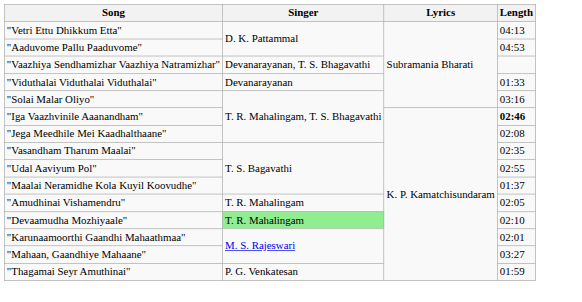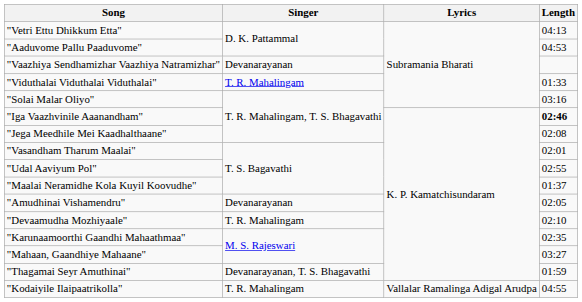(298, 64) Devanarayanan, T. S. Bhagavathi -> (259, 64) Devanarayanan
(259, 82) Devanarayanan -> (265, 82) T. R. Mahalingam
(512, 151) 02:35 -> (554, 151) 02:01
(265, 202) T. R. Mahalingam -> (259, 202) Devanarayanan
(265, 220) lightgreen background -> (265, 220) no background
(512, 237) 02:01 -> (554, 237) 02:35
(262, 271) P. G. Venkatesan -> (298, 271) Devanarayanan, T. S. Bhagavathi
+ row: (65, 289)
